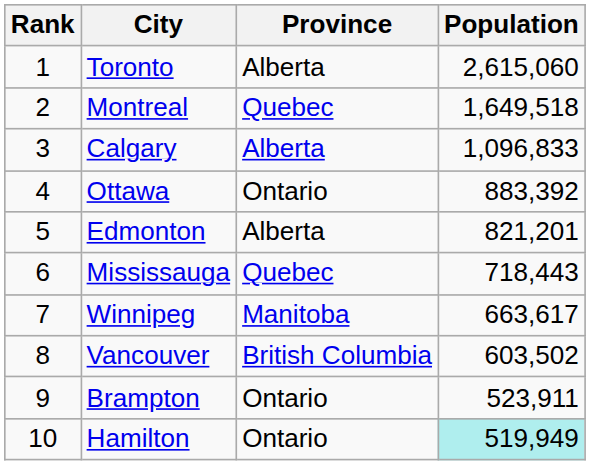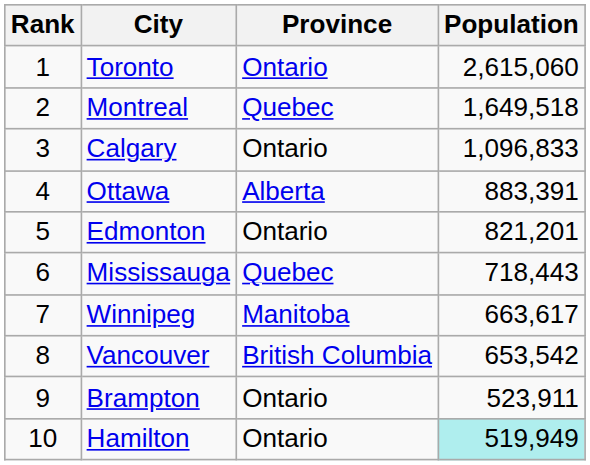(283, 66) Alberta -> (285, 66) Ontario
(283, 149) Alberta -> (285, 149) Ontario
(285, 190) Ontario -> (283, 190) Alberta
(532, 190) 883,392 -> (532, 190) 883,391
(283, 231) Alberta -> (285, 231) Ontario
(532, 356) 603,502 -> (532, 356) 653,542
